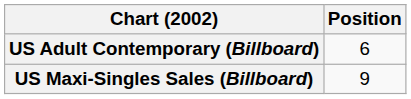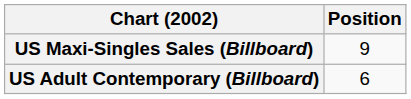rows swapped: (164, 49) <-> (164, 78)
